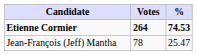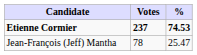(140, 27) 264 -> (140, 27) 237
